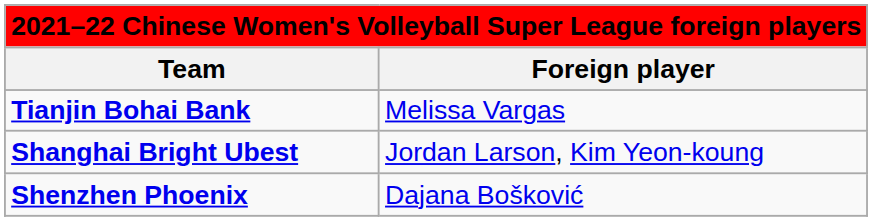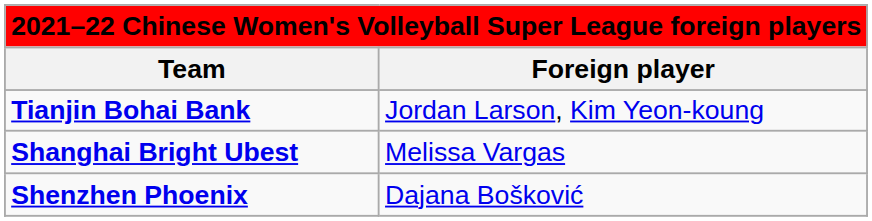(475, 111) Melissa Vargas -> (575, 111) Jordan Larson, Kim Yeon-koung
(575, 153) Jordan Larson, Kim Yeon-koung -> (475, 153) Melissa Vargas
